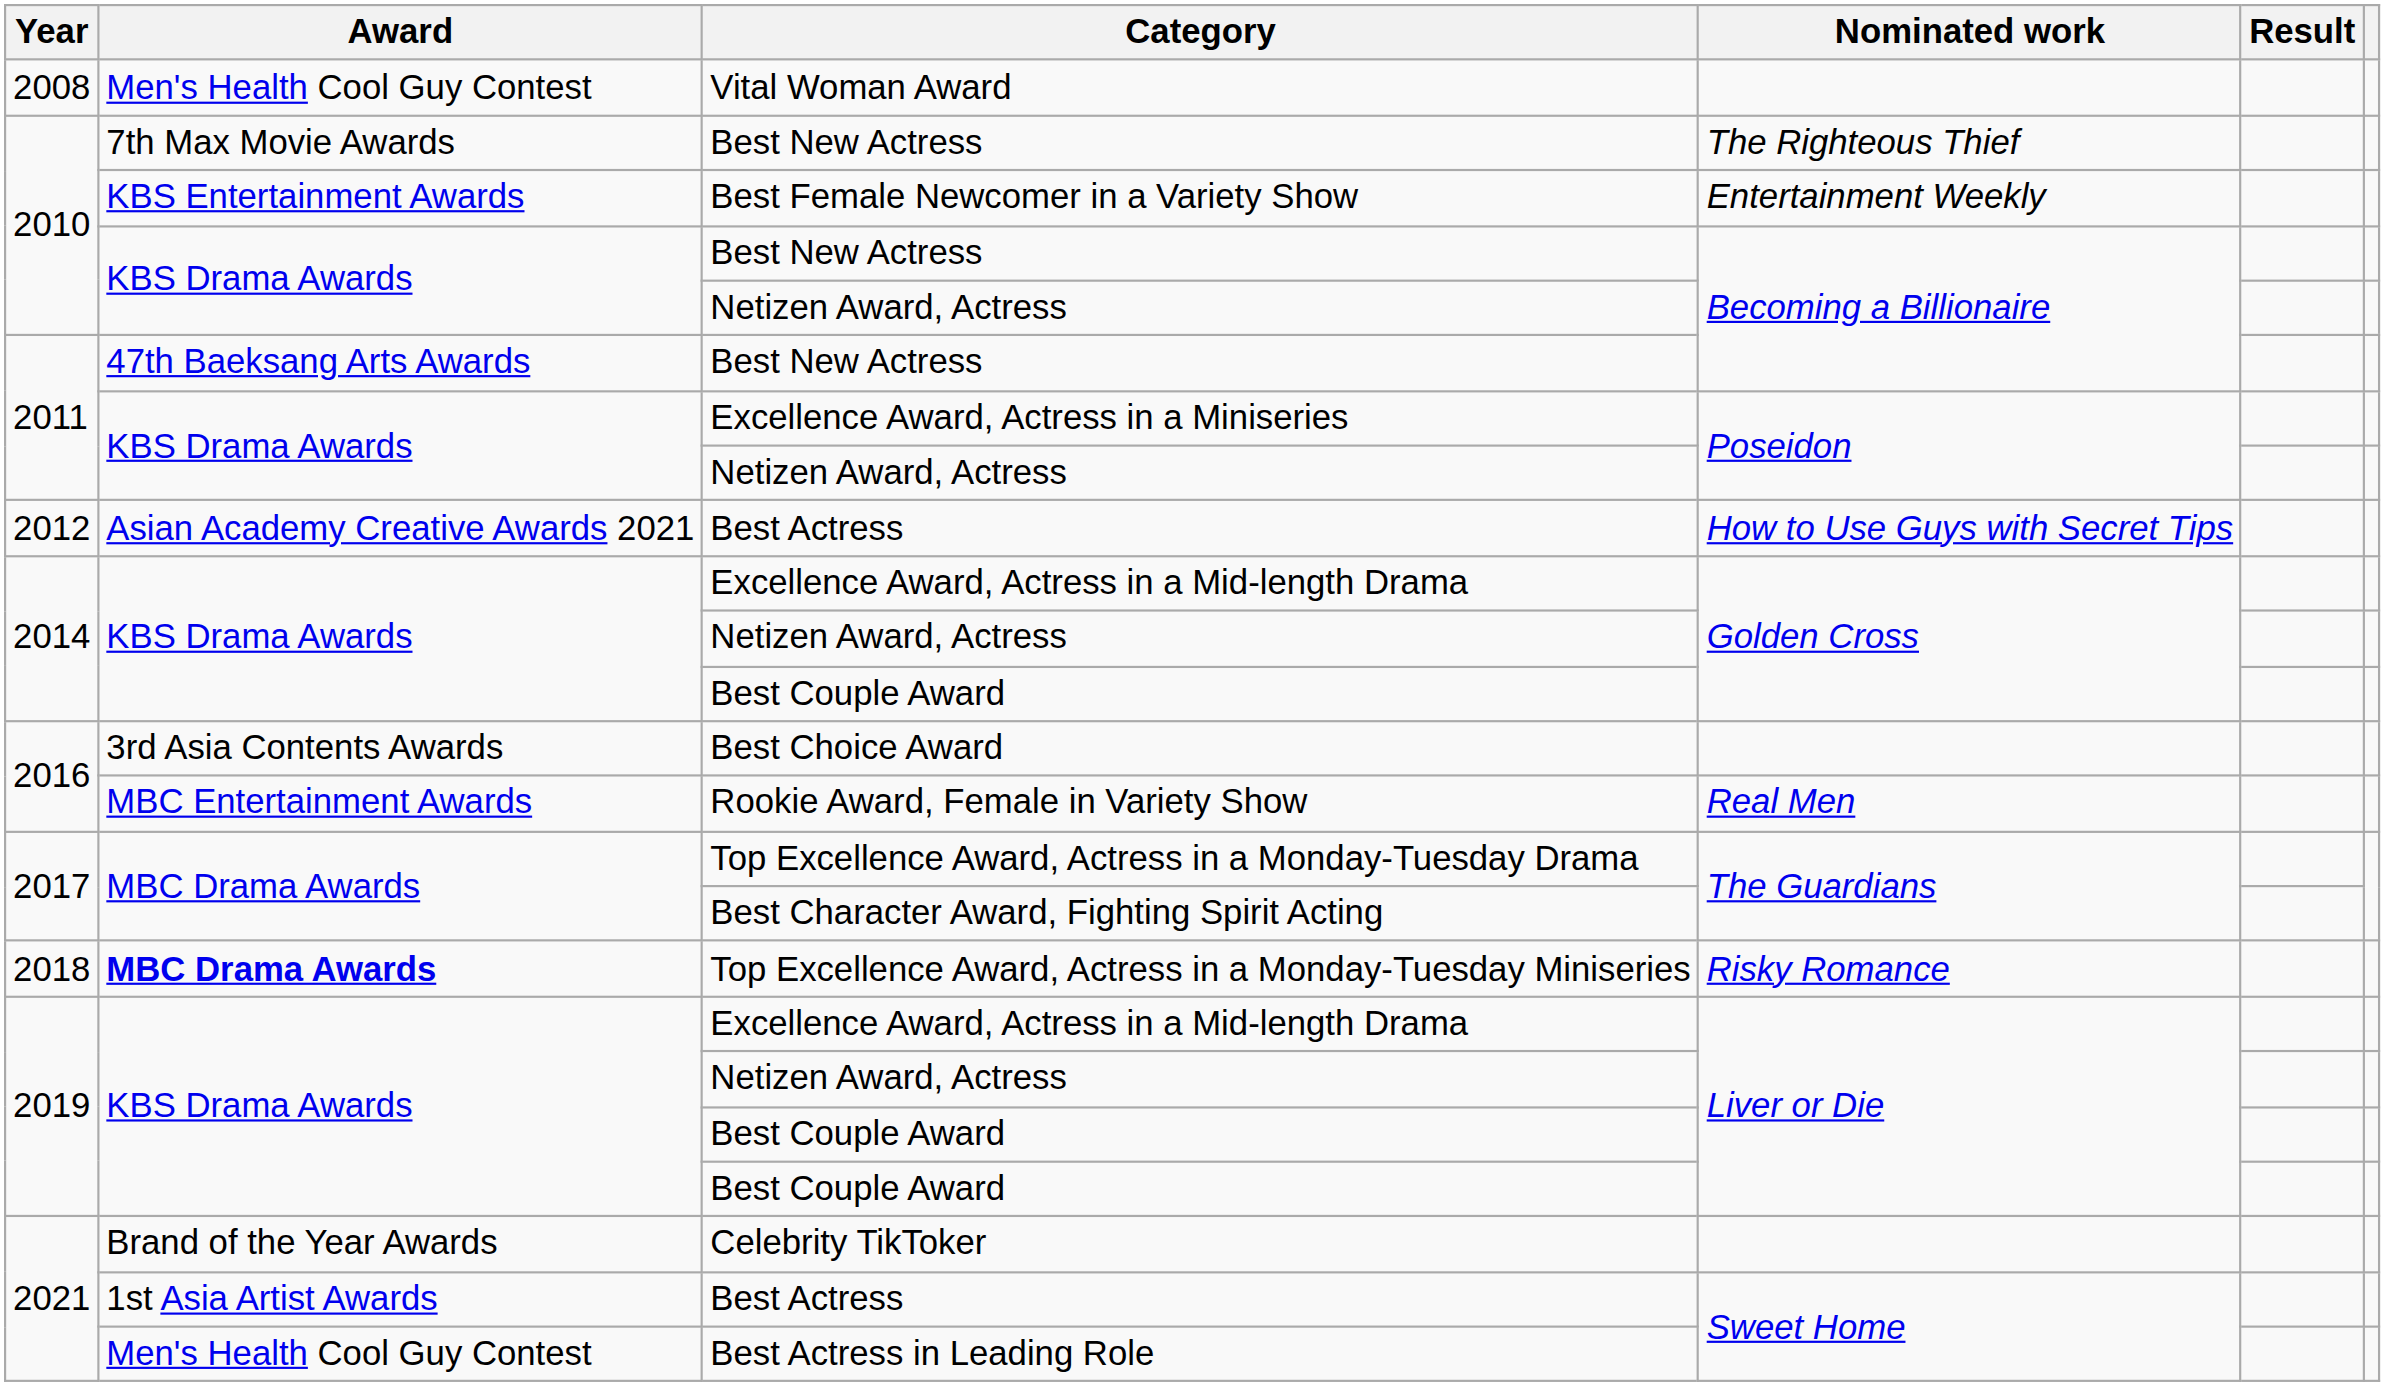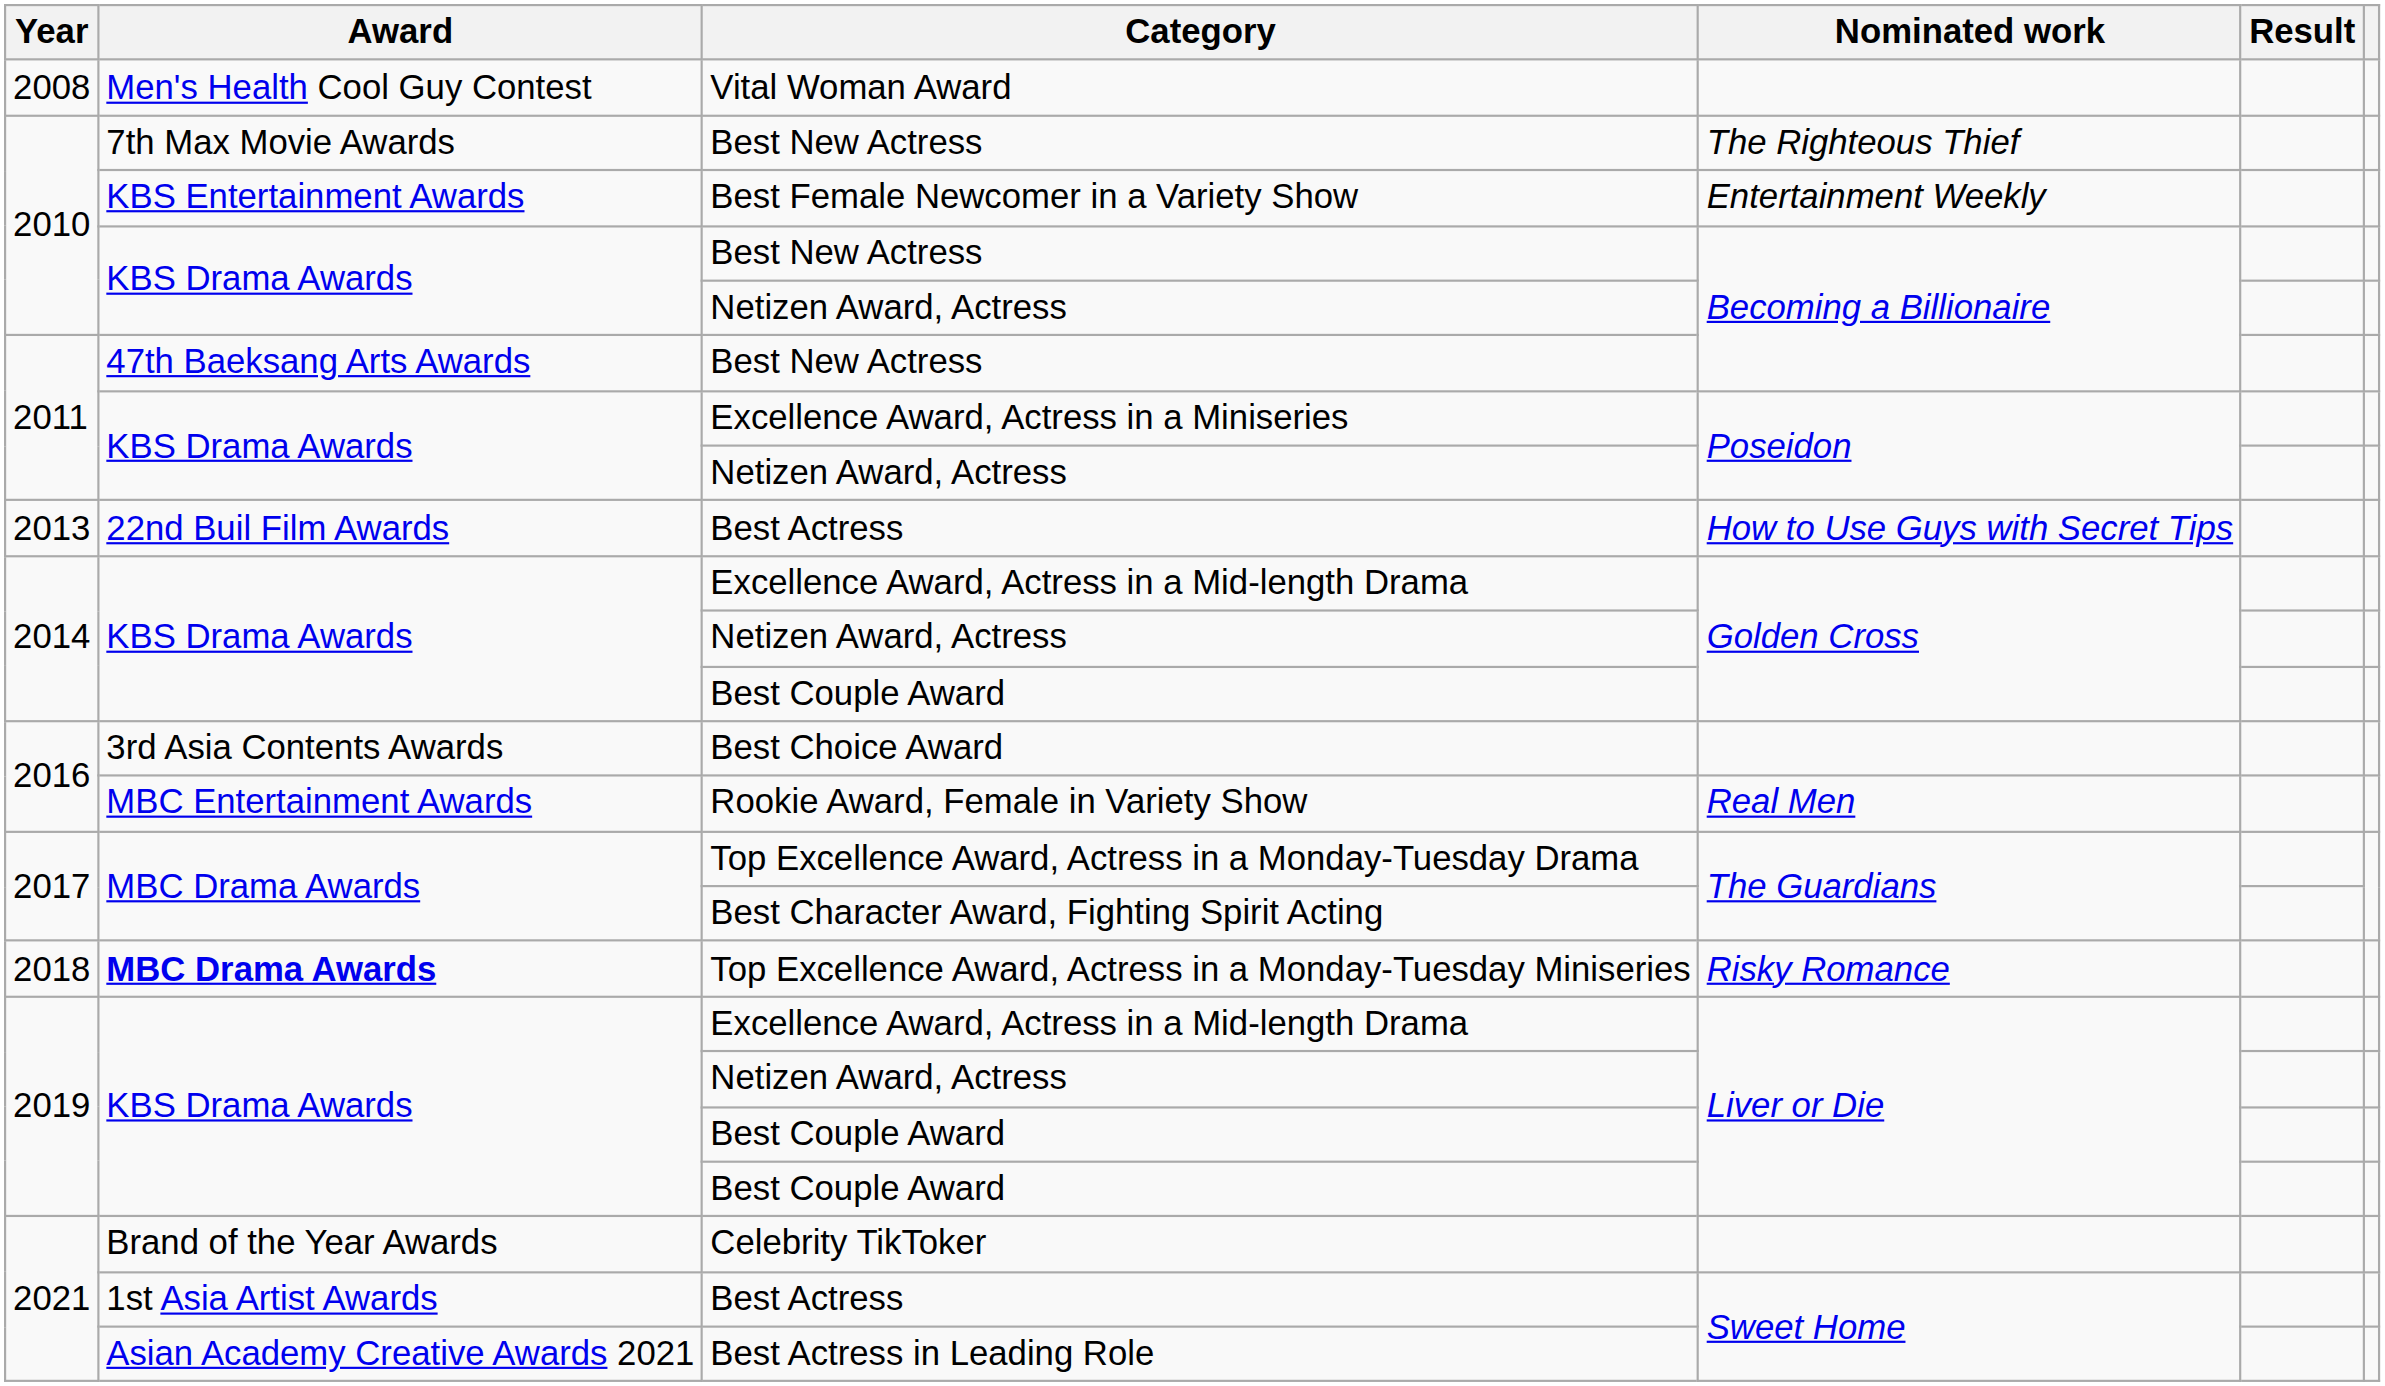(52, 527) 2012 -> (52, 527) 2013
(400, 527) Asian Academy Creative Awards 2021 -> (278, 527) 22nd Buil Film Awards
(349, 1353) Men's Health Cool Guy Contest -> (400, 1353) Asian Academy Creative Awards 2021
